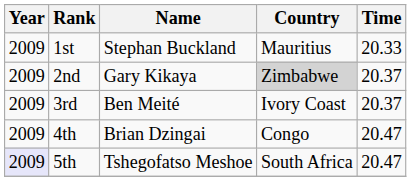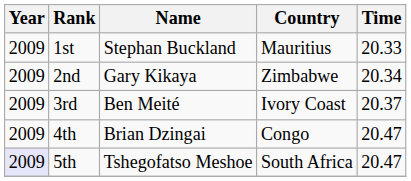(300, 76) lightgrey background -> (300, 76) no background
(382, 76) 20.37 -> (382, 76) 20.34
